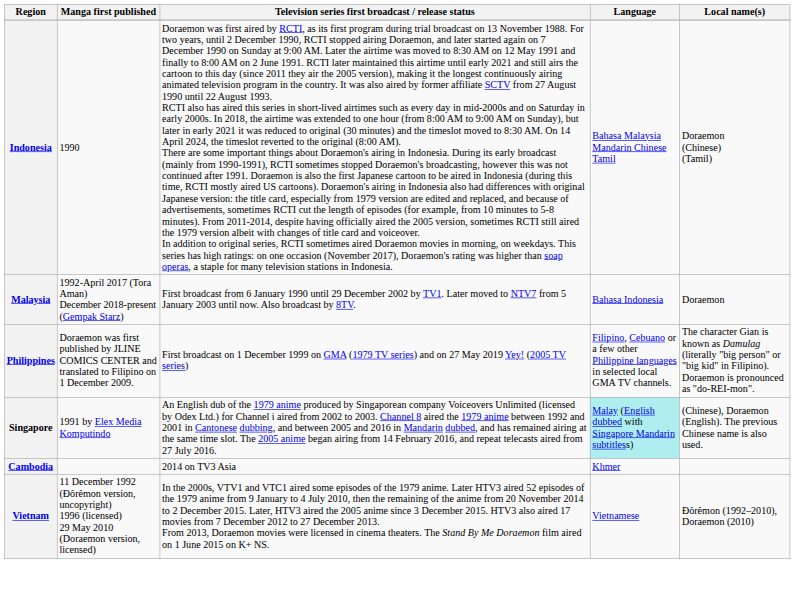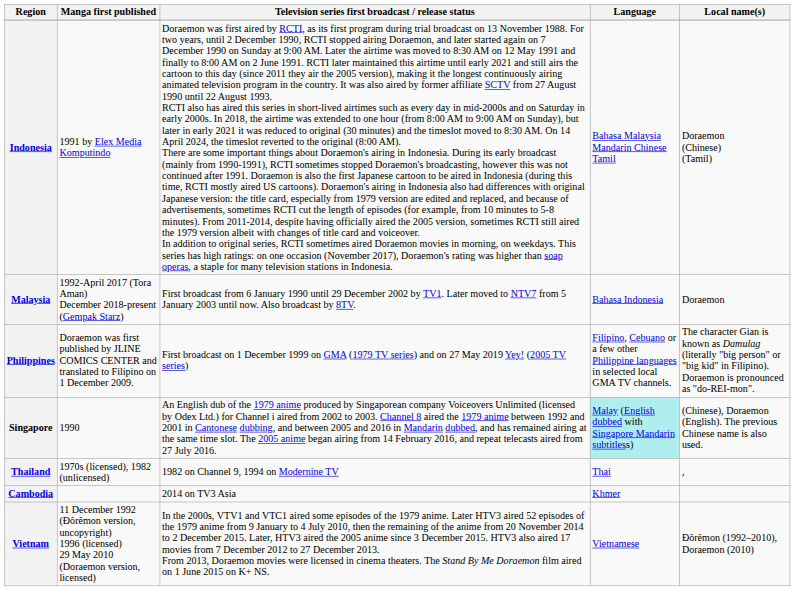(70, 147) 1990 -> (100, 147) 1991 by Elex Media Komputindo
(100, 427) 1991 by Elex Media Komputindo -> (70, 427) 1990
+ row: (31, 472)
